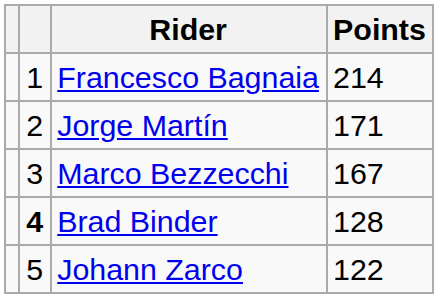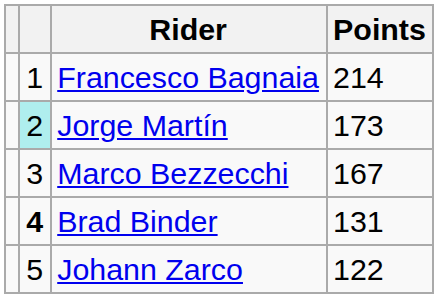(35, 126) no background -> (35, 126) paleturquoise background
(358, 126) 171 -> (358, 126) 173
(358, 222) 128 -> (358, 222) 131
